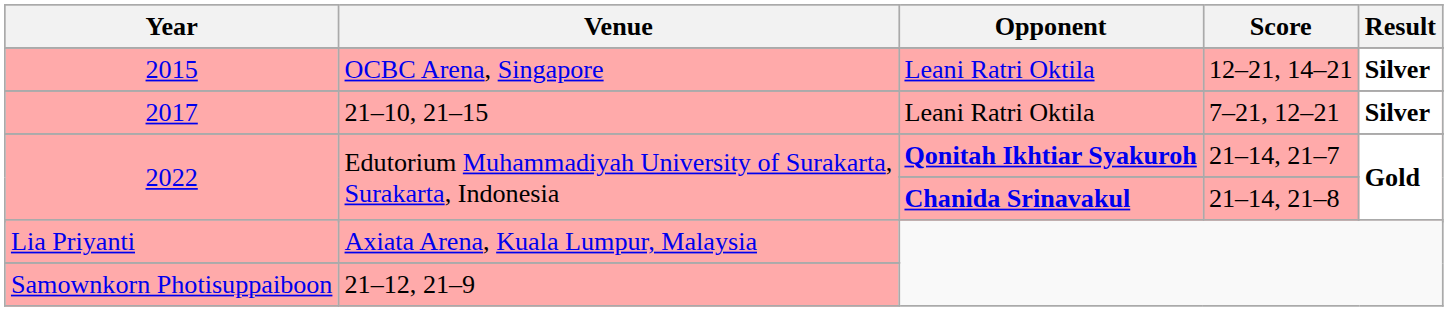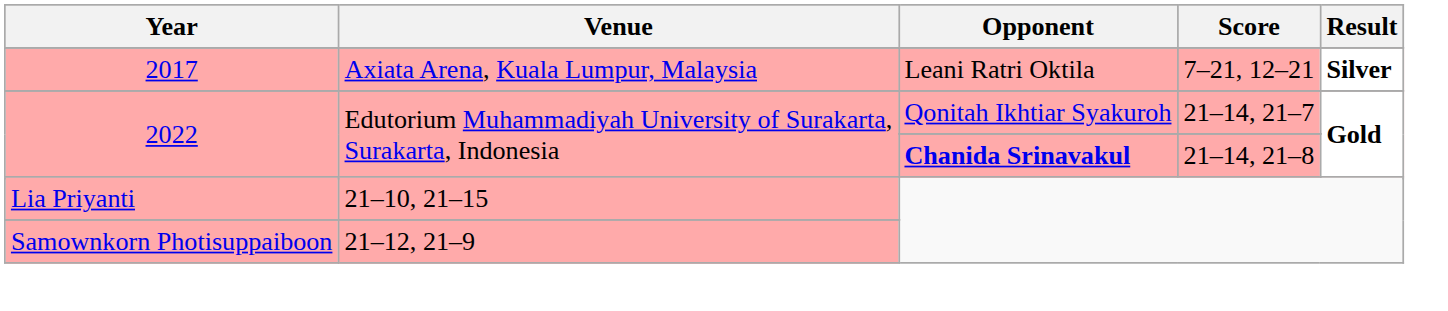- row: (172, 69)
(416, 112) 21–10, 21–15 -> (551, 69) Axiata Arena, Kuala Lumpur, Malaysia
(1051, 155) bold -> (1038, 112) normal
(551, 241) Axiata Arena, Kuala Lumpur, Malaysia -> (416, 198) 21–10, 21–15
